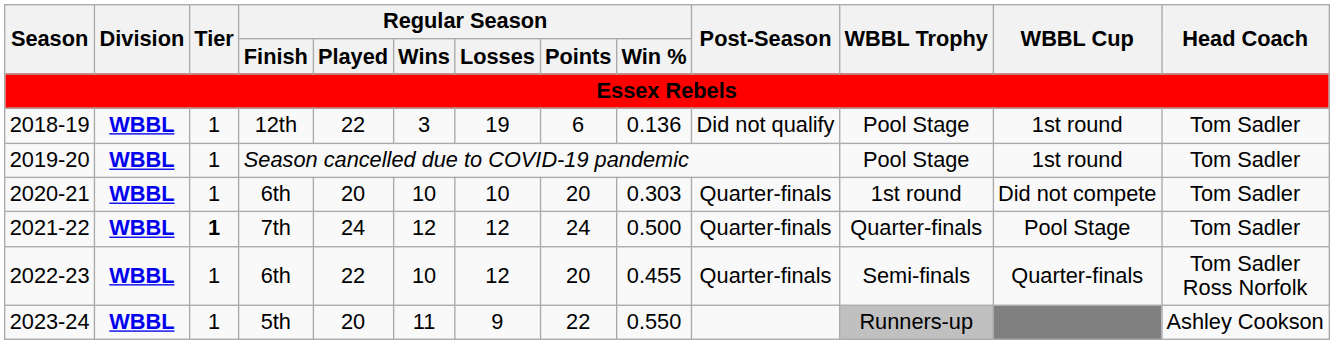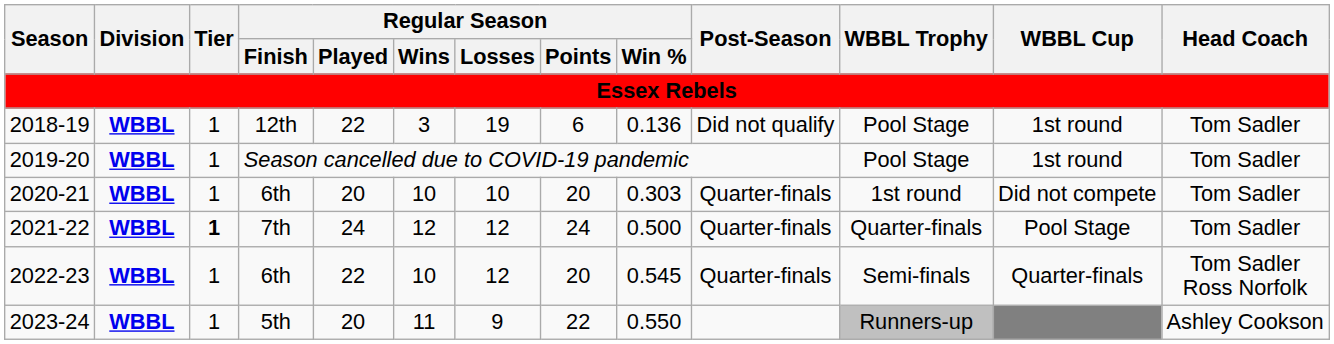(654, 275) 0.455 -> (654, 275) 0.545
